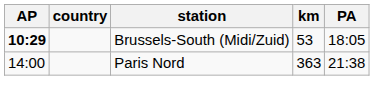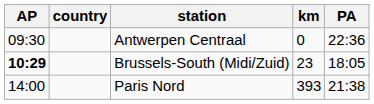+ row: (180, 39)
(305, 39) 53 -> (305, 63) 23
(309, 63) 363 -> (309, 87) 393
